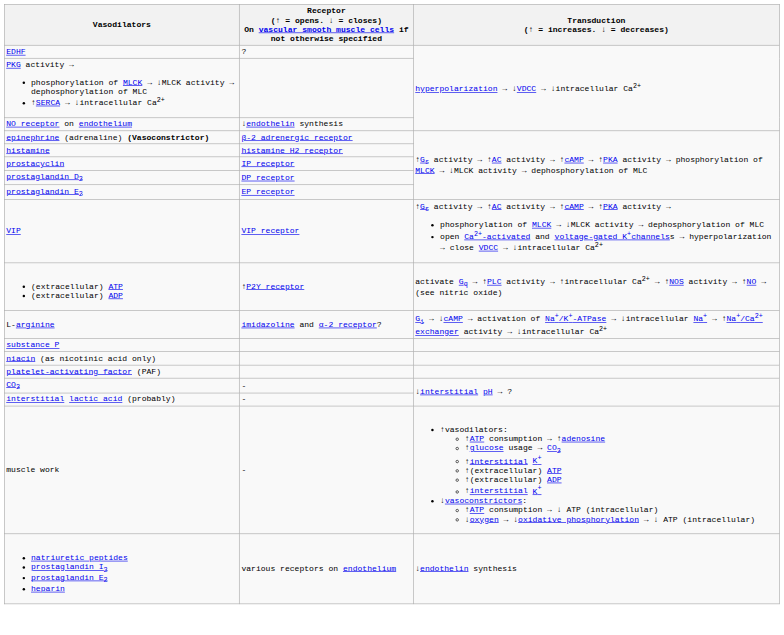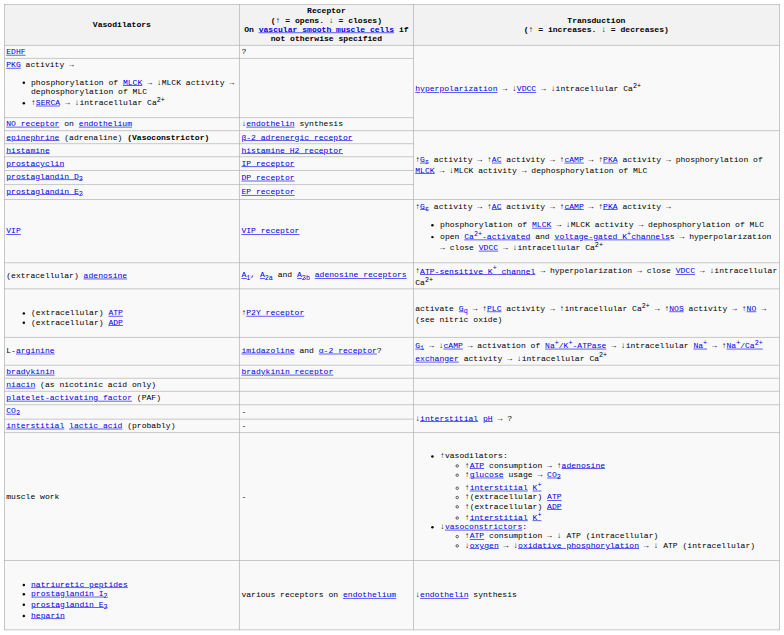+ row: (67, 276)
+ row: (30, 372)
- row: (33, 345)
